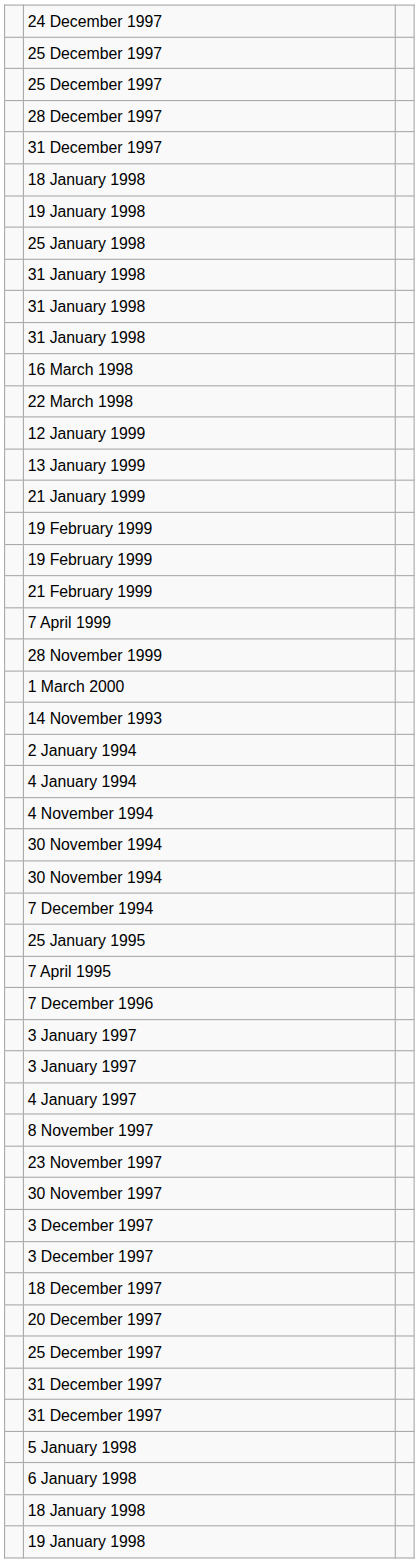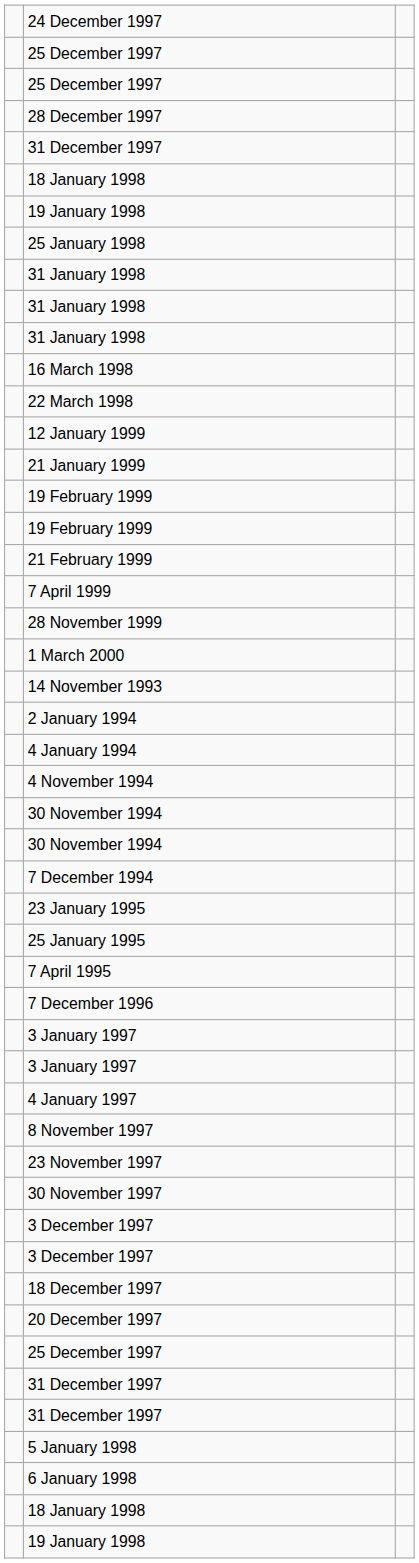- row: (14, 465)
+ row: (14, 908)
